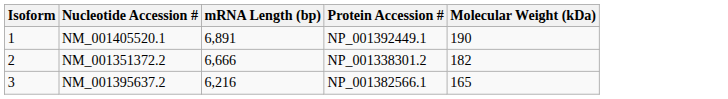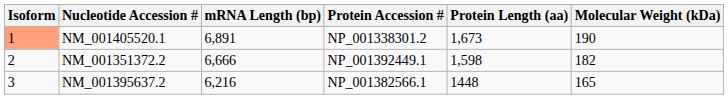+ column: (509, 15)
(11, 37) no background -> (11, 37) lightsalmon background
(377, 37) NP_001392449.1 -> (377, 37) NP_001338301.2
(377, 60) NP_001338301.2 -> (377, 60) NP_001392449.1
